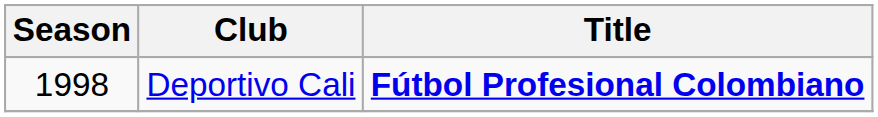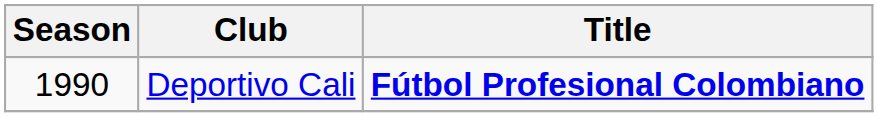(72, 83) 1998 -> (72, 83) 1990
